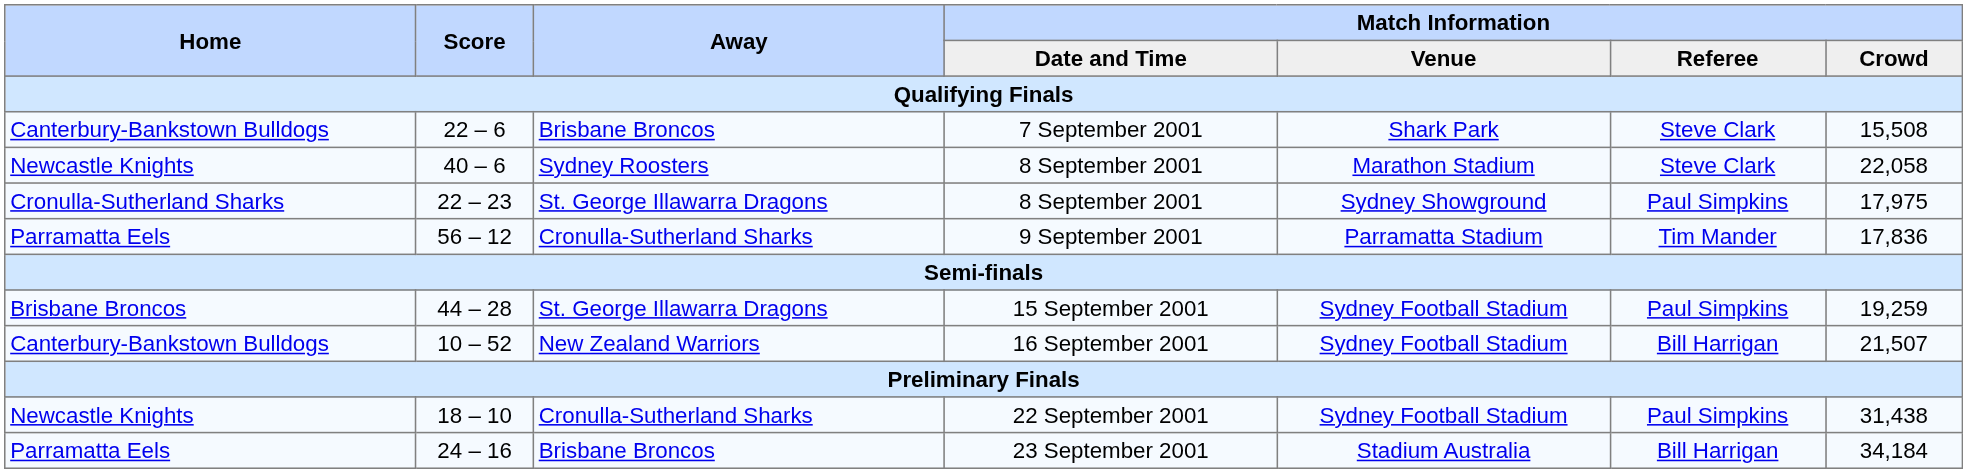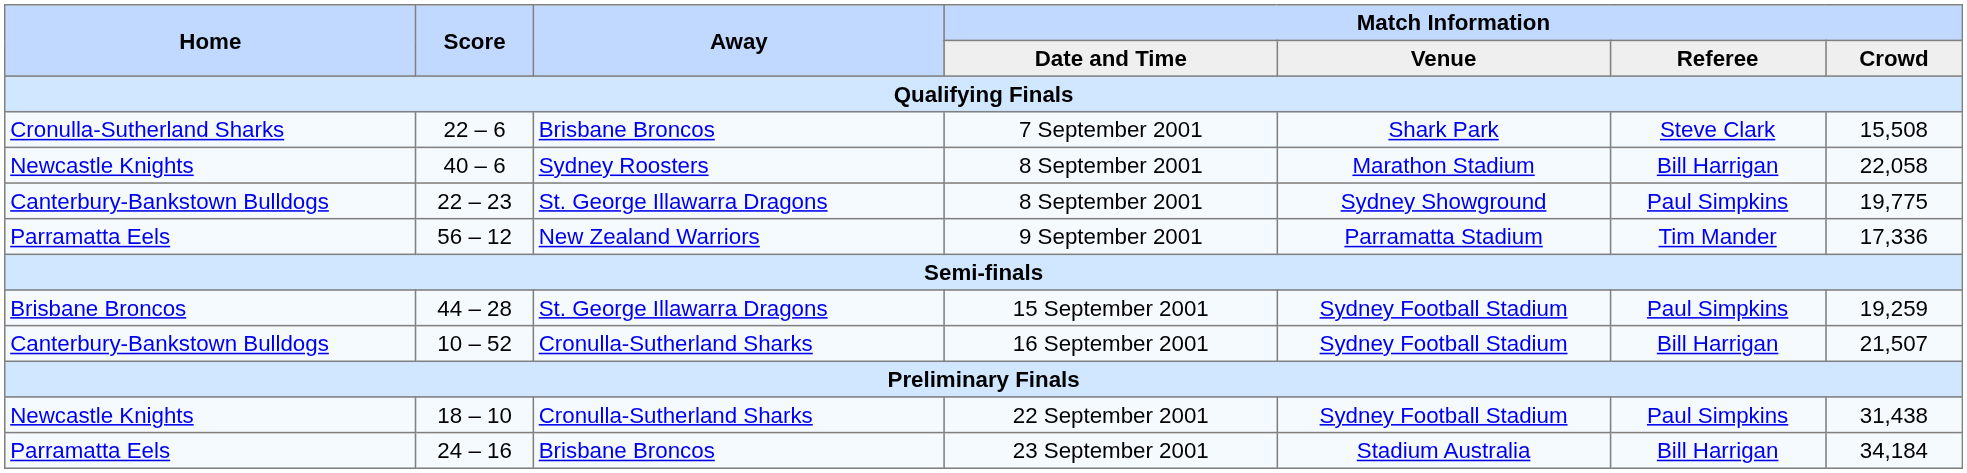(170, 130) Canterbury-Bankstown Bulldogs -> (147, 130) Cronulla-Sutherland Sharks
(1718, 165) Steve Clark -> (1718, 165) Bill Harrigan
(147, 201) Cronulla-Sutherland Sharks -> (170, 201) Canterbury-Bankstown Bulldogs
(1894, 201) 17,975 -> (1894, 201) 19,775
(676, 236) Cronulla-Sutherland Sharks -> (649, 236) New Zealand Warriors
(1894, 236) 17,836 -> (1894, 236) 17,336
(649, 343) New Zealand Warriors -> (676, 343) Cronulla-Sutherland Sharks
